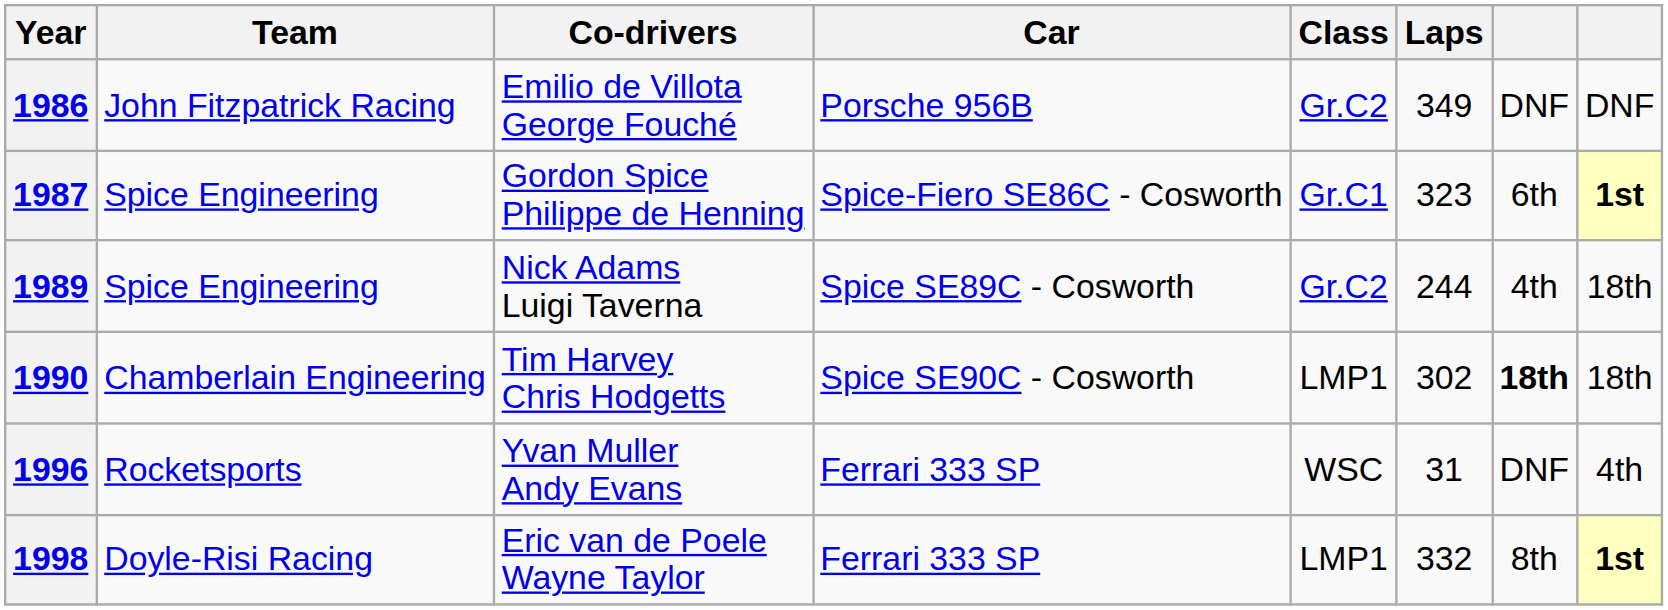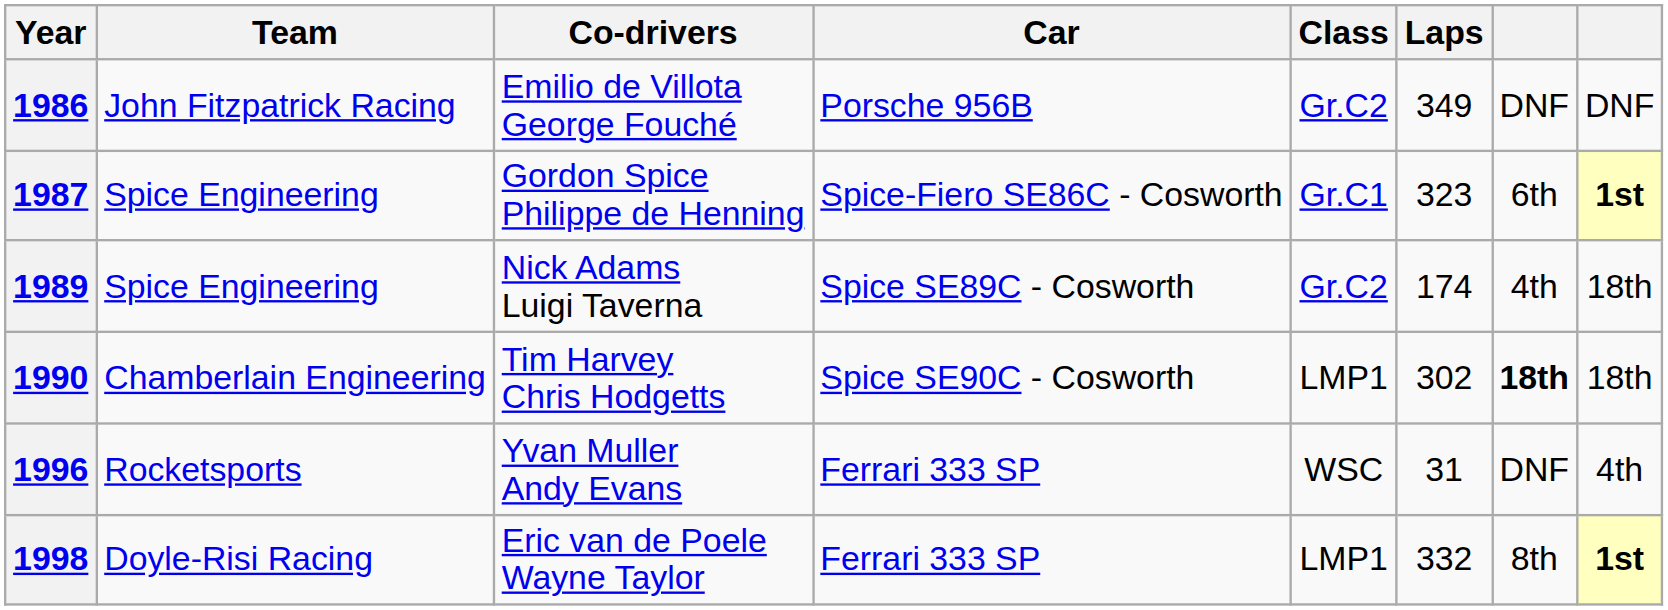(1444, 287) 244 -> (1444, 287) 174
